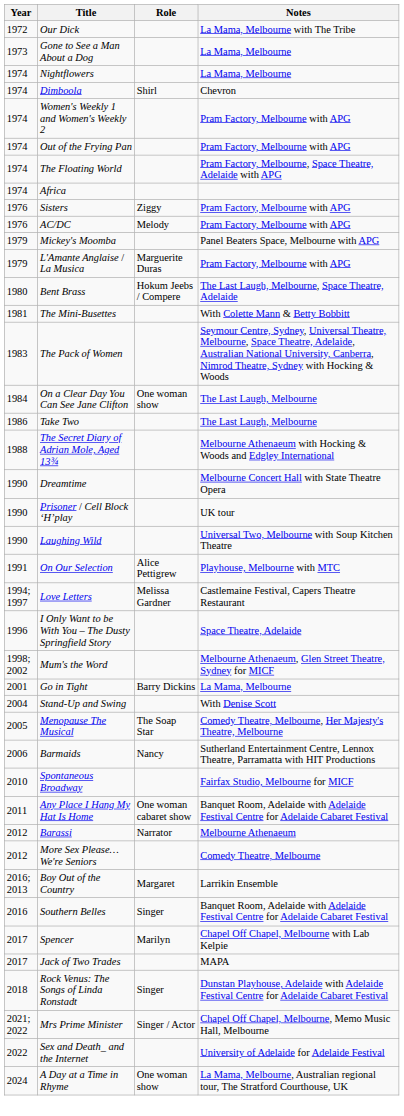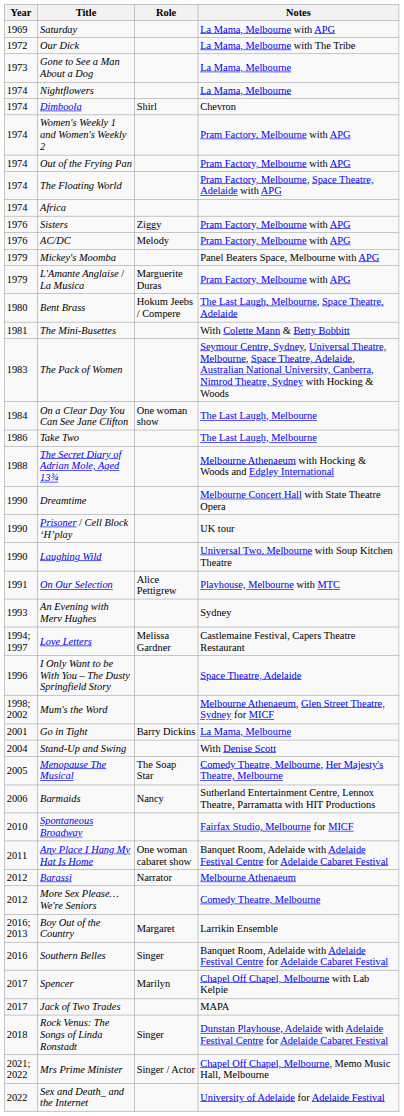+ row: (59, 29)
+ row: (74, 613)
- row: (79, 1080)
